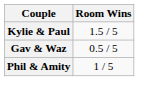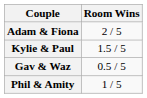+ row: (43, 31)
